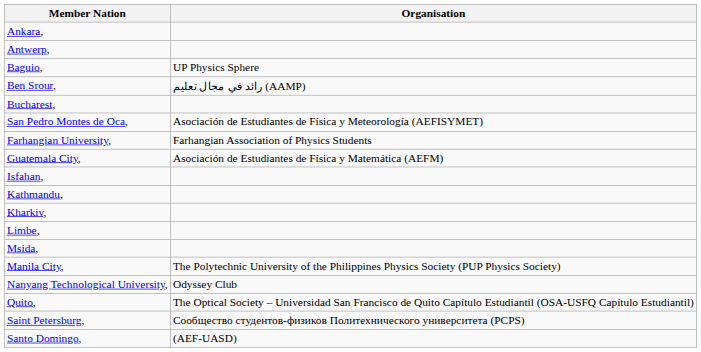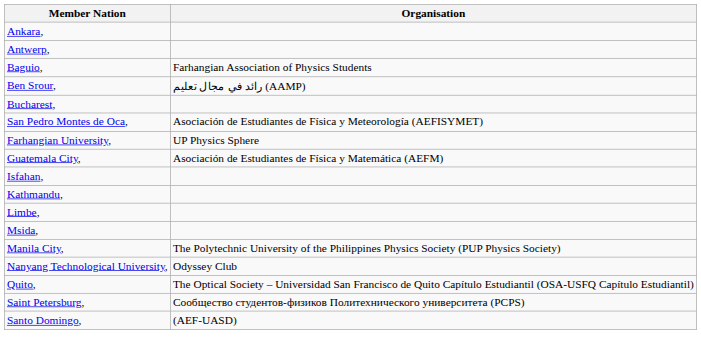(216, 67) UP Physics Sphere -> (272, 67) Farhangian Association of Physics Students
(272, 140) Farhangian Association of Physics Students -> (216, 140) UP Physics Sphere
- row: (27, 212)
